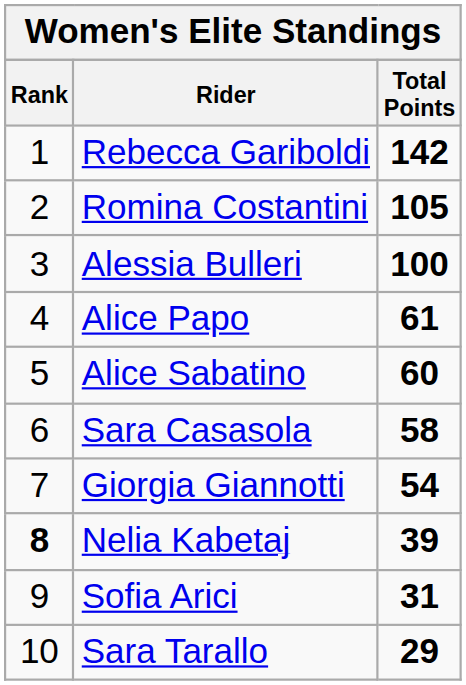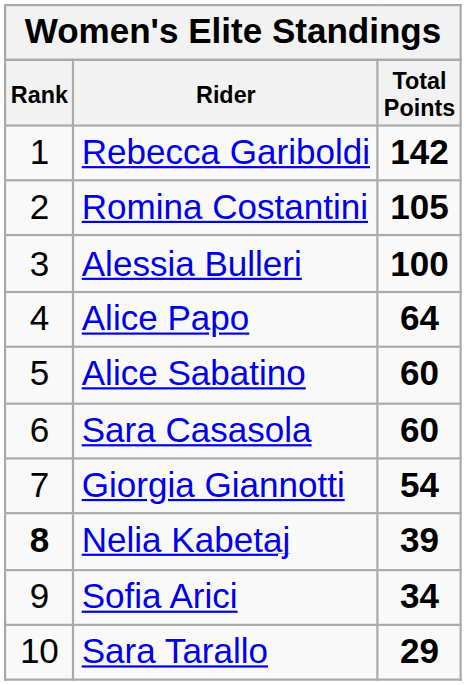(419, 318) 61 -> (419, 318) 64
(419, 429) 58 -> (419, 429) 60
(419, 596) 31 -> (419, 596) 34
